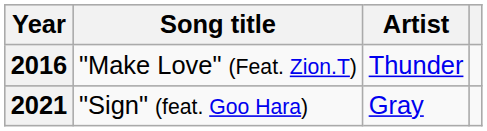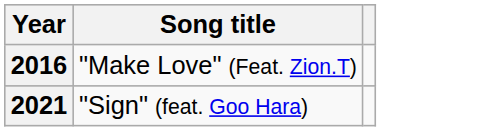- column: (416, 24)
